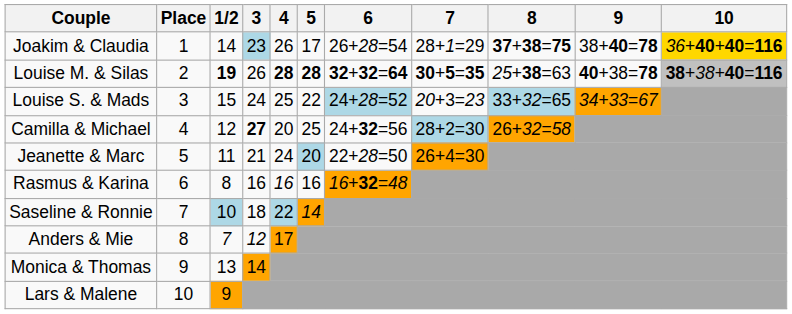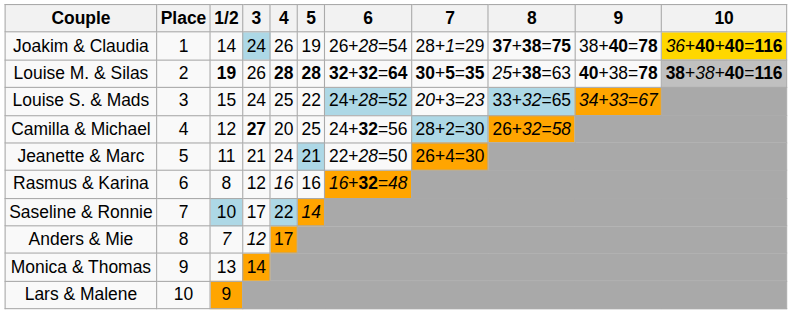(256, 45) 23 -> (256, 45) 24
(311, 45) 17 -> (311, 45) 19
(311, 156) 20 -> (311, 156) 21
(256, 184) 16 -> (256, 184) 12
(256, 211) 18 -> (256, 211) 17
